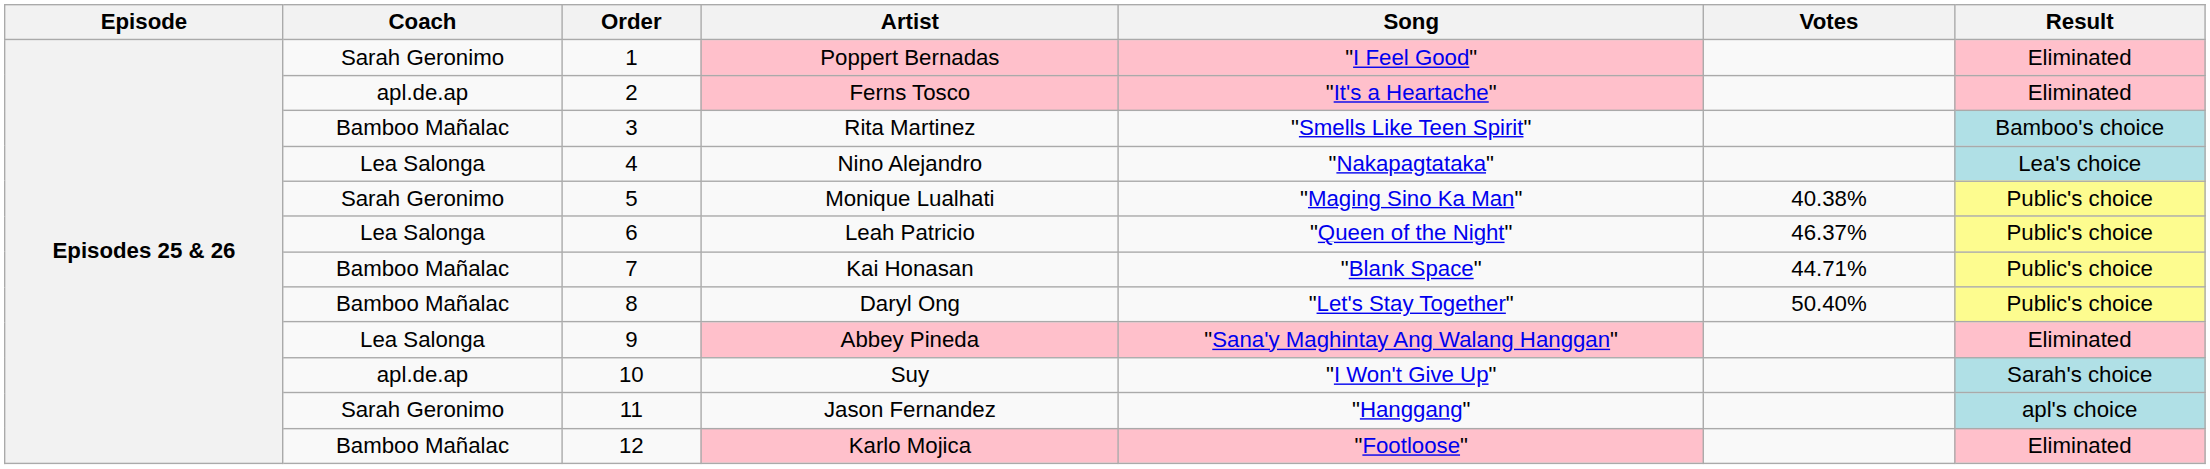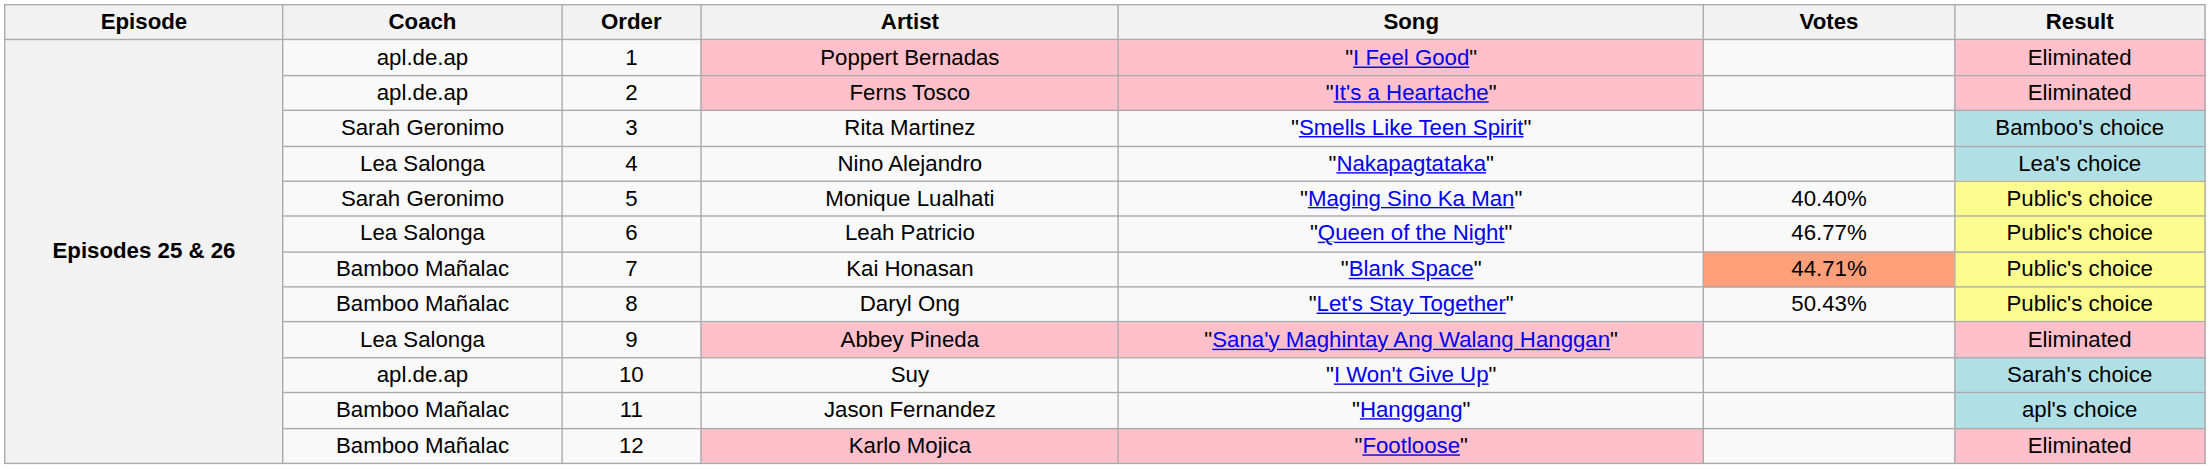(422, 57) Sarah Geronimo -> (422, 57) apl.de.ap
(422, 127) Bamboo Mañalac -> (422, 127) Sarah Geronimo
(1829, 198) 40.38% -> (1829, 198) 40.40%
(1829, 233) 46.37% -> (1829, 233) 46.77%
(1829, 269) no background -> (1829, 269) lightsalmon background
(1829, 304) 50.40% -> (1829, 304) 50.43%
(422, 410) Sarah Geronimo -> (422, 410) Bamboo Mañalac
